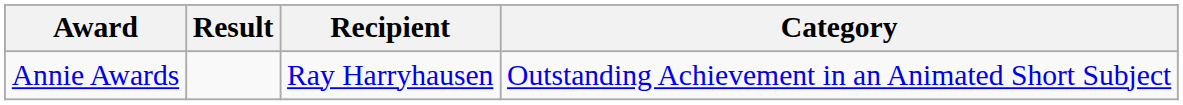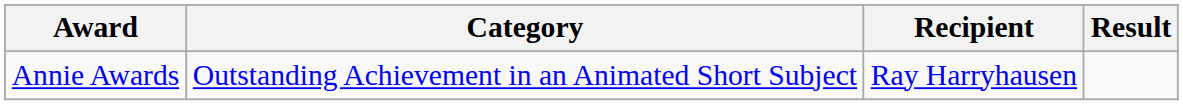columns swapped: (839, 27) <-> (233, 27)
